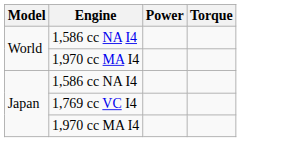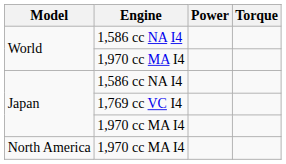+ row: (49, 147)
